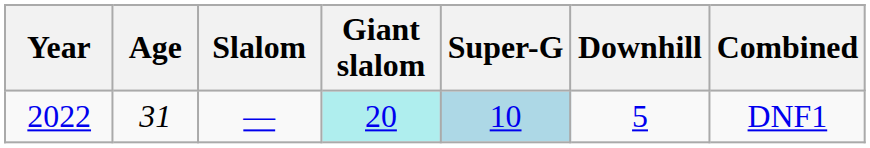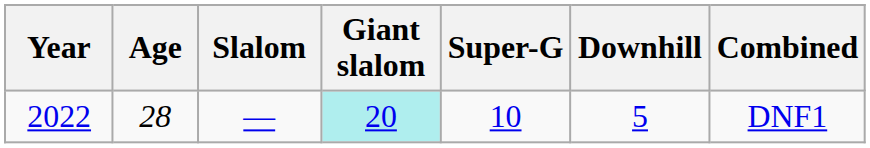(155, 116) 31 -> (155, 116) 28
(506, 116) lightblue background -> (506, 116) no background
